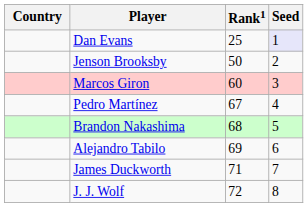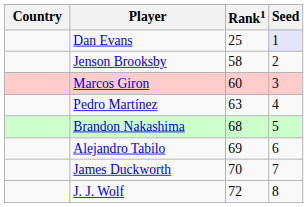(235, 62) 50 -> (235, 62) 58
(235, 105) 67 -> (235, 105) 63
(235, 169) 71 -> (235, 169) 70
